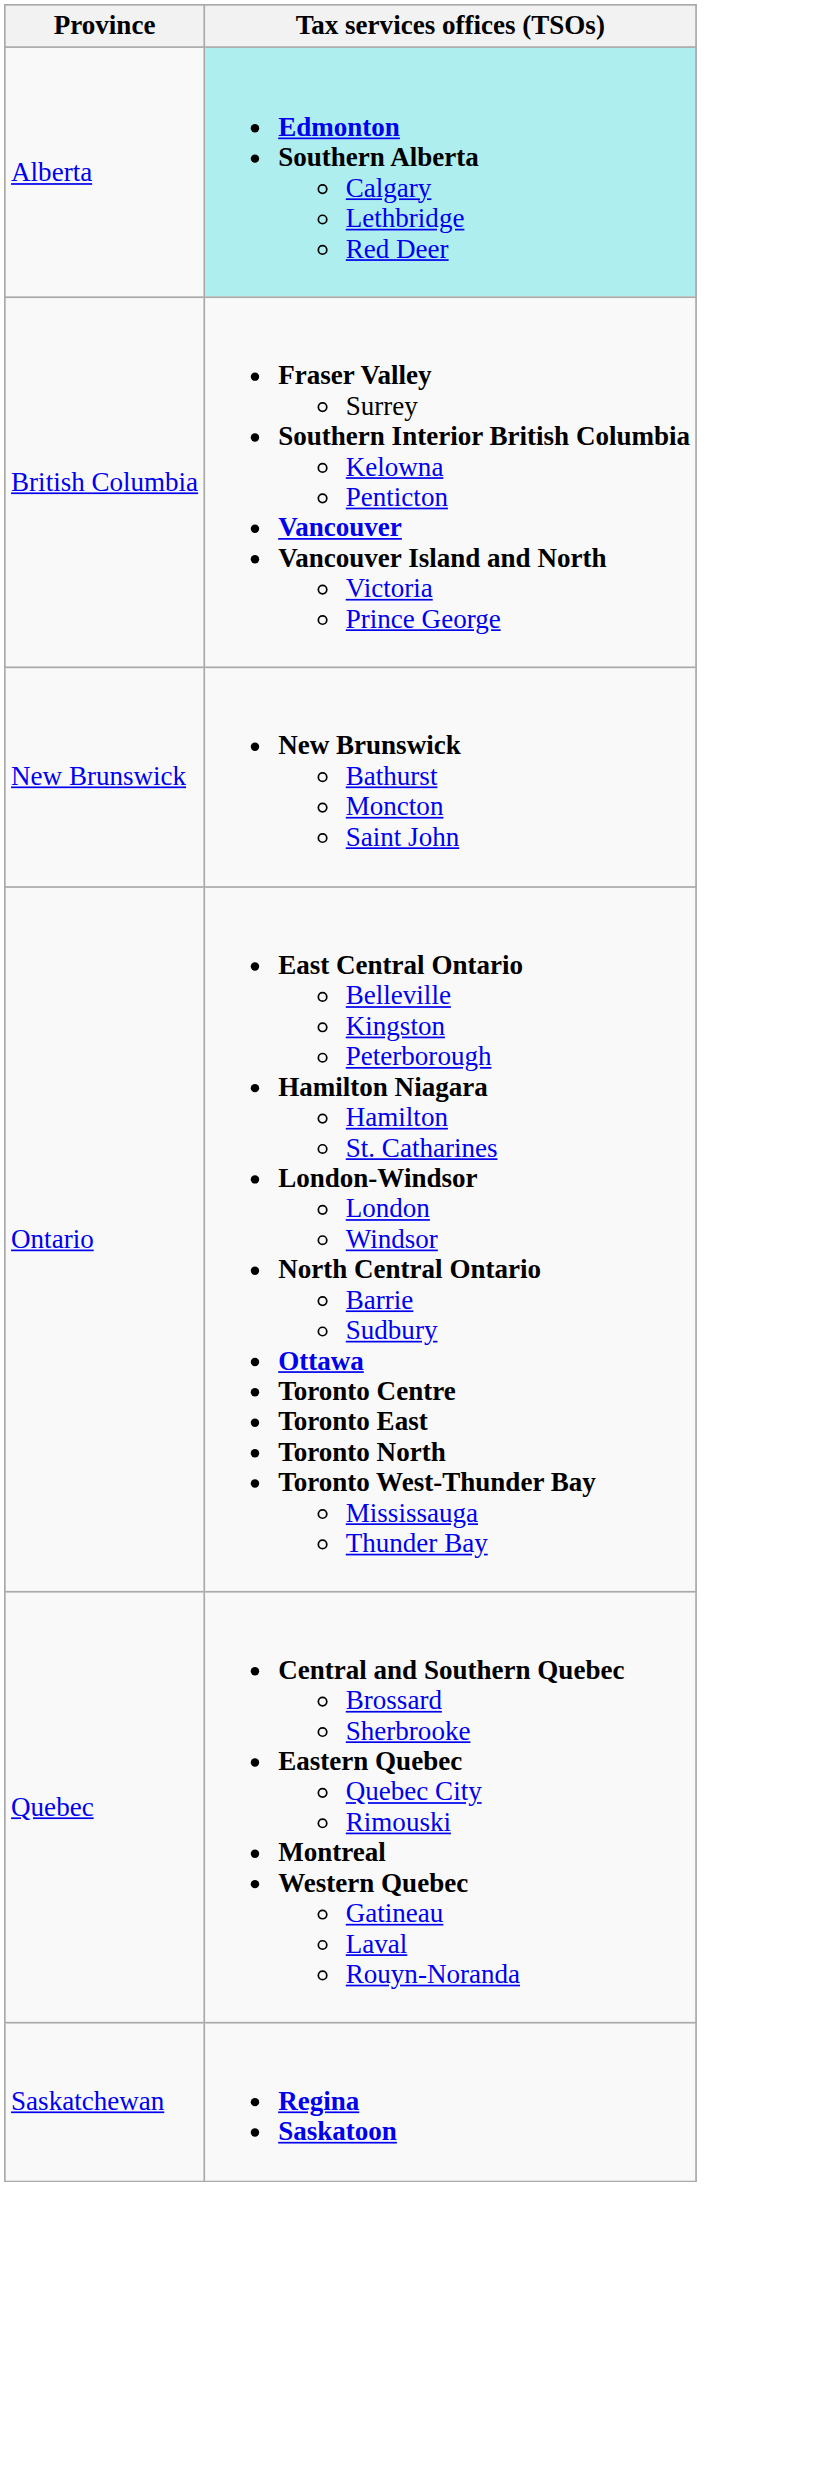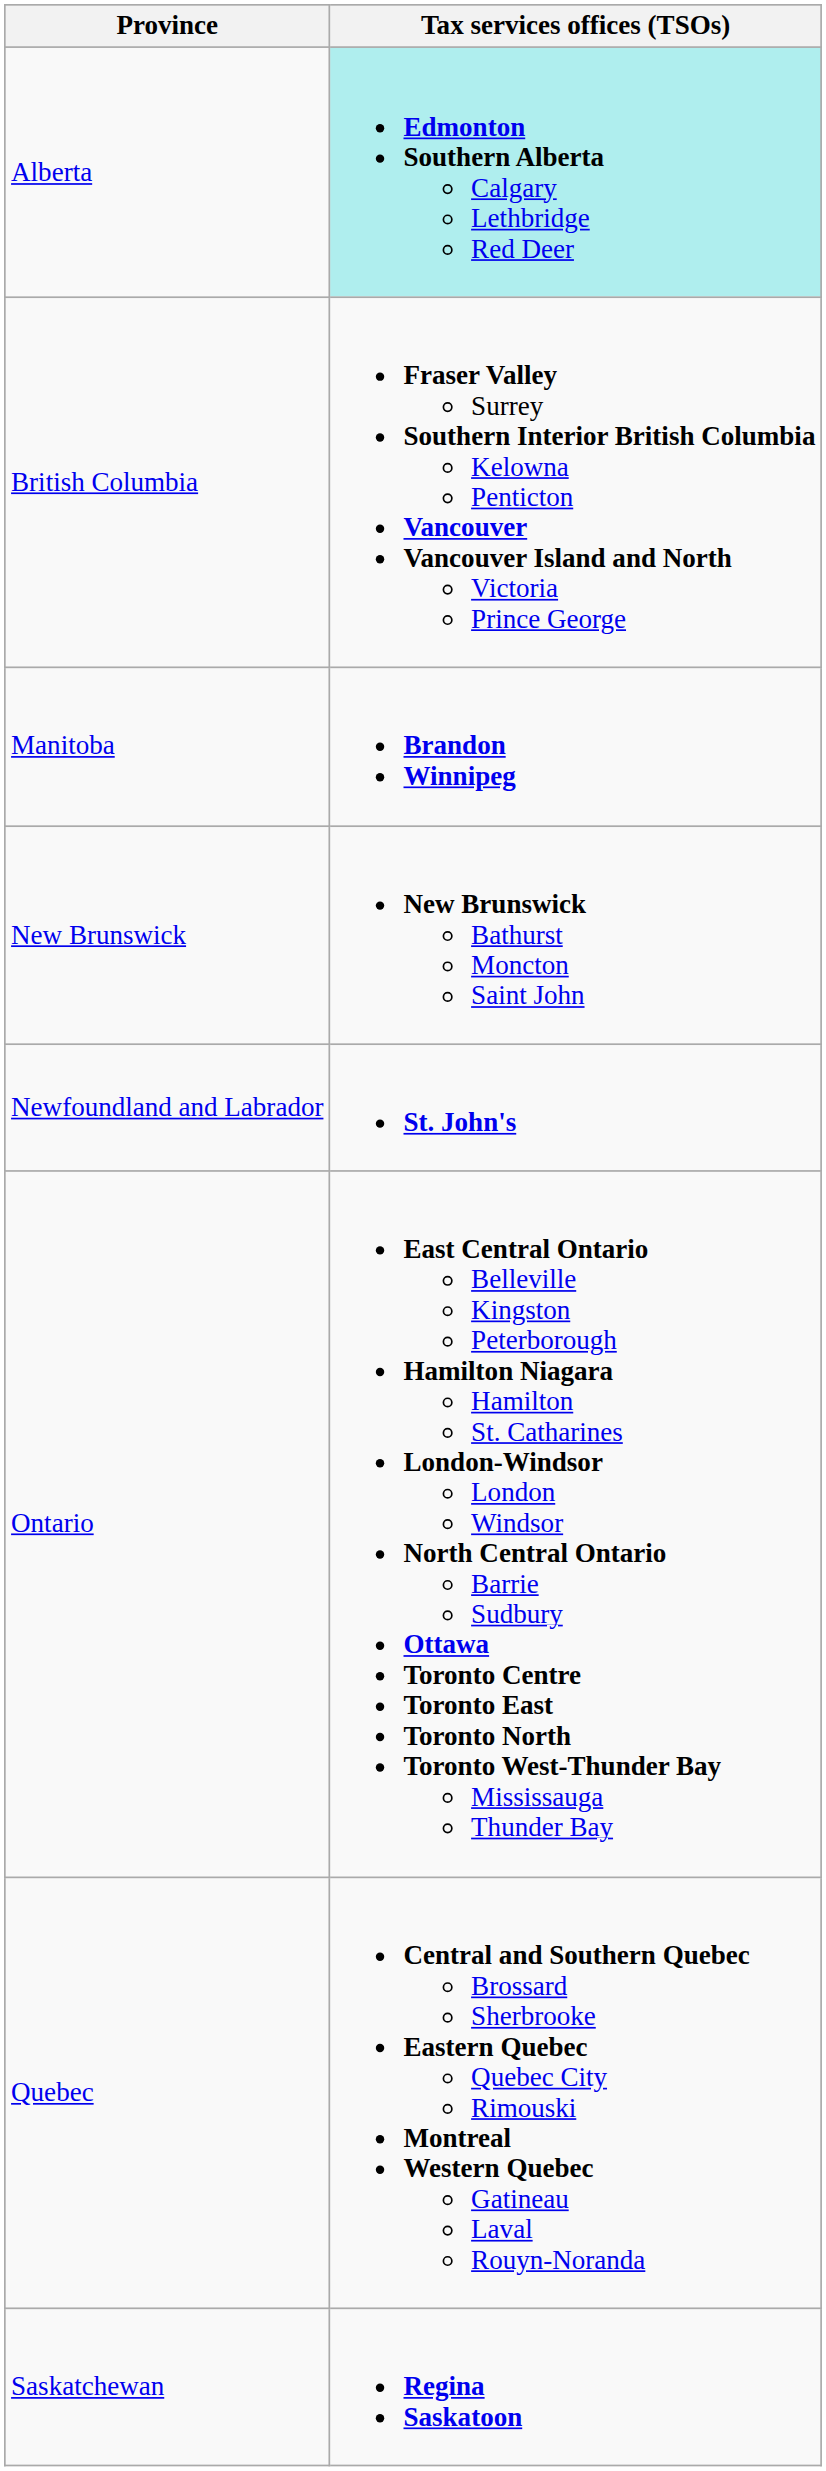+ row: (63, 746)
+ row: (167, 1107)
